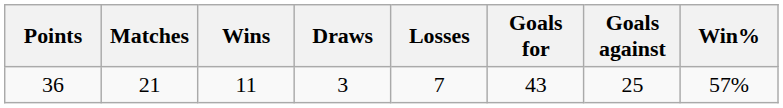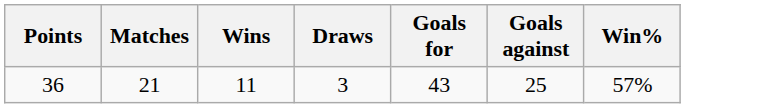- column: (439, 35)
